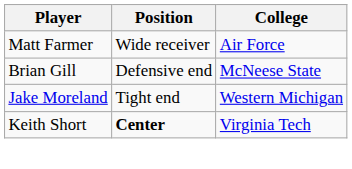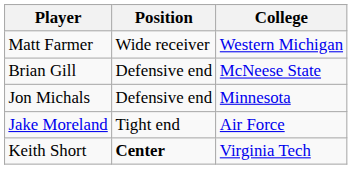(252, 44) Air Force -> (281, 44) Western Michigan
+ row: (49, 97)
(281, 97) Western Michigan -> (252, 124) Air Force
